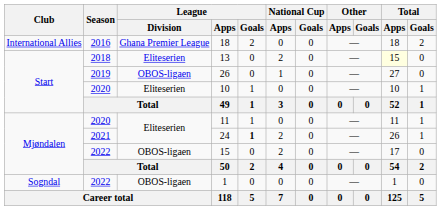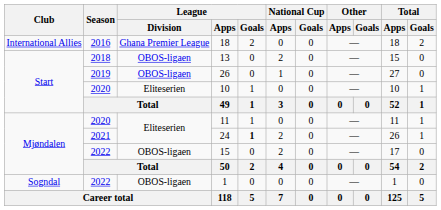(164, 58) Eliteserien -> (164, 58) OBOS-ligaen
(394, 58) lightyellow background -> (394, 58) no background
